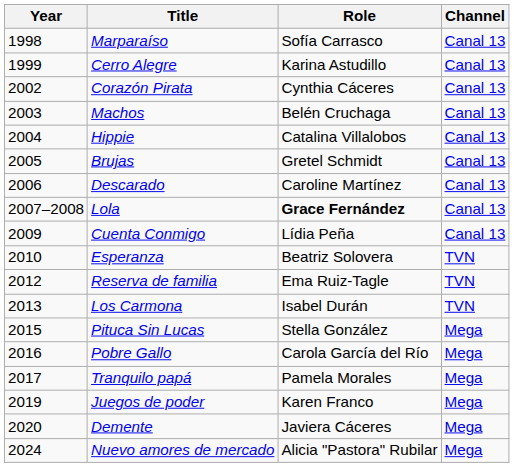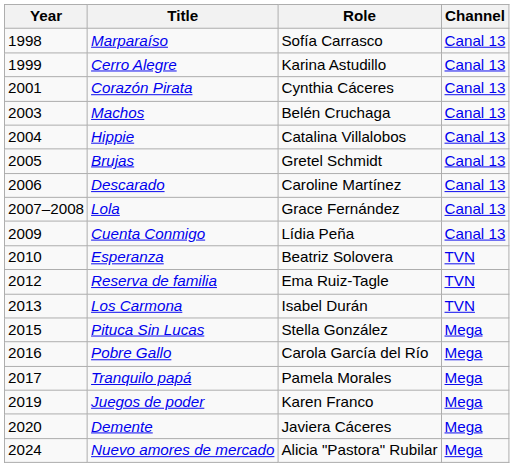(25, 88) 2002 -> (25, 88) 2001
(343, 209) bold -> (341, 209) normal
